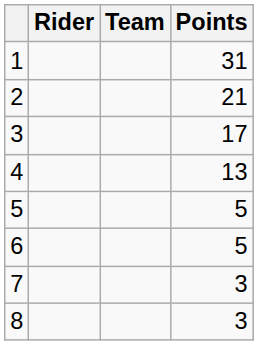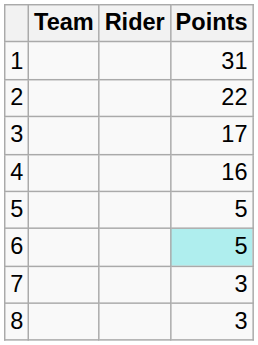columns swapped: (64, 23) <-> (135, 23)
(234, 97) 21 -> (234, 97) 22
(234, 172) 13 -> (234, 172) 16
(241, 246) no background -> (241, 246) paleturquoise background
